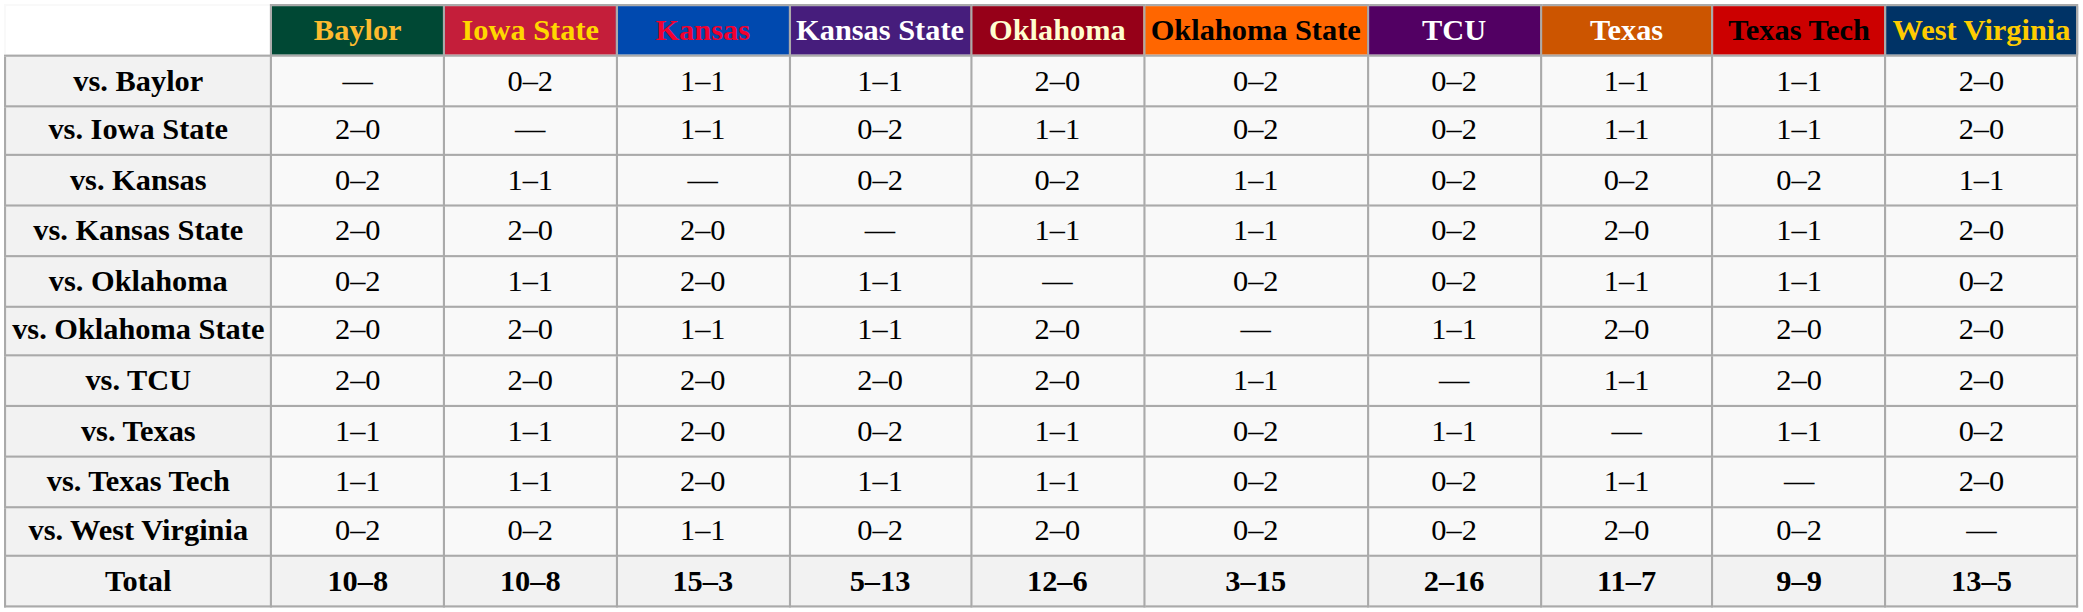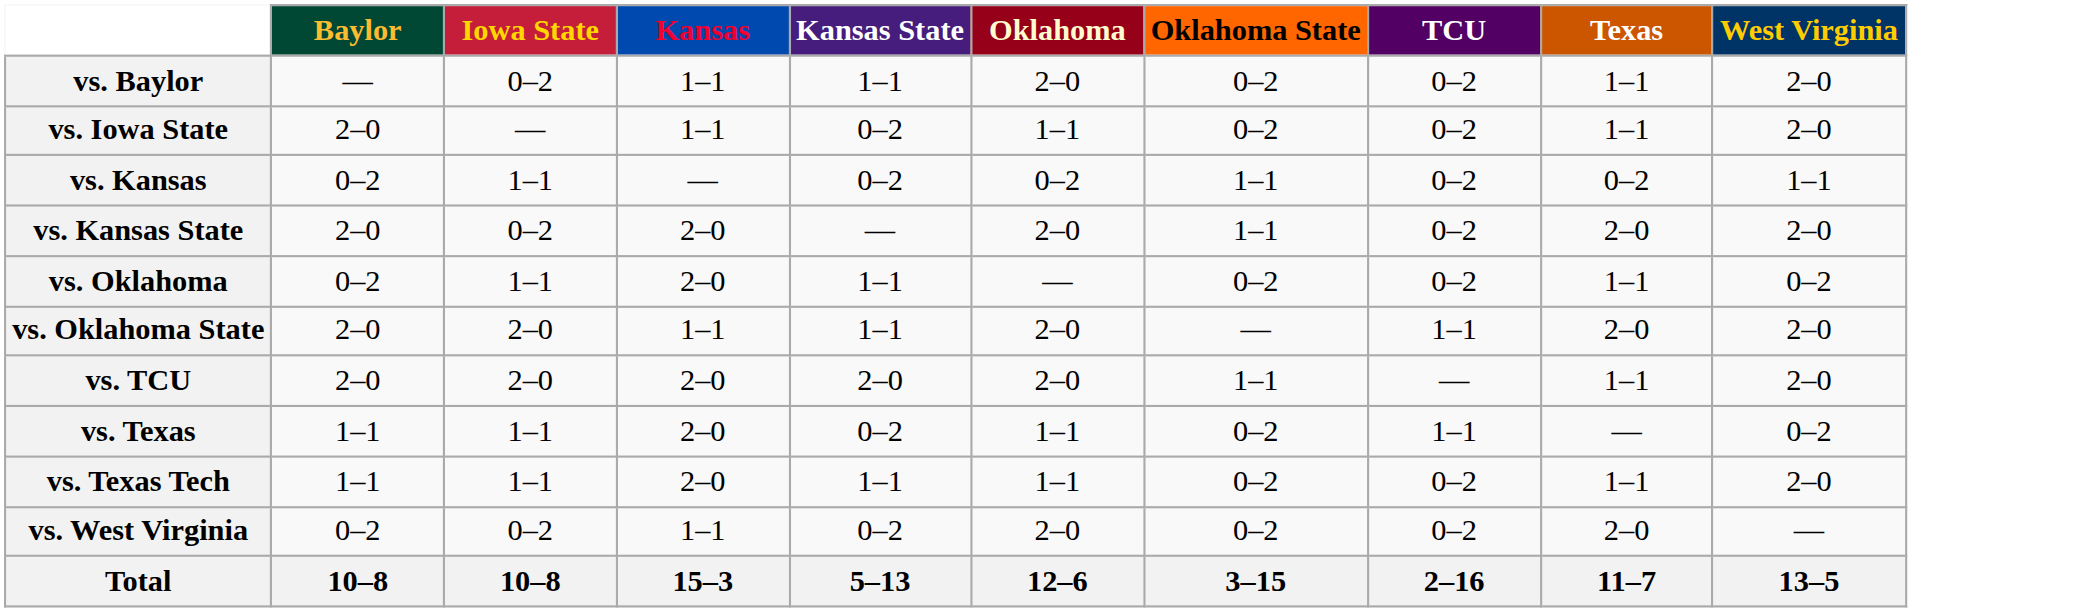- column: (1799, 29)
(530, 230) 2–0 -> (530, 230) 0–2
(1057, 230) 1–1 -> (1057, 230) 2–0
